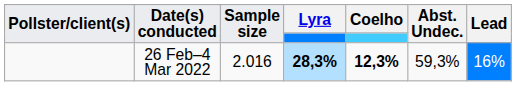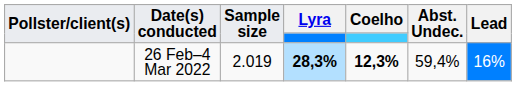(252, 62) 2.016 -> (252, 62) 2.019
(437, 62) 59,3% -> (437, 62) 59,4%
